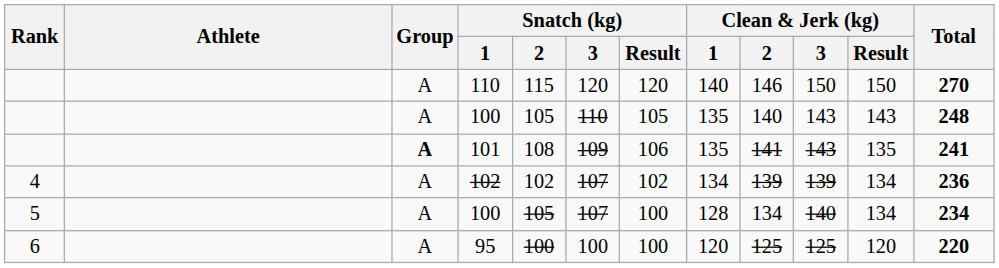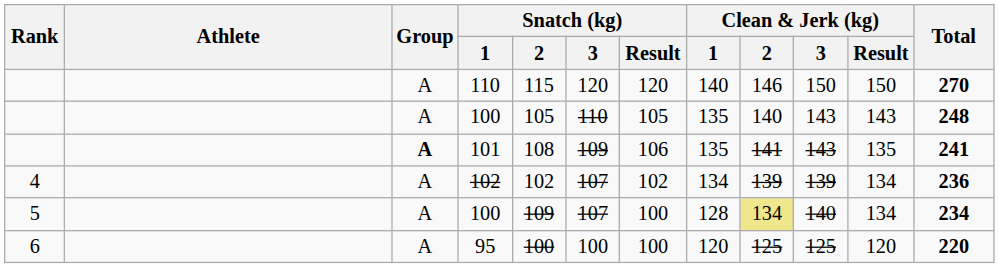(539, 213) 105 -> (539, 213) 109
(767, 213) no background -> (767, 213) khaki background
